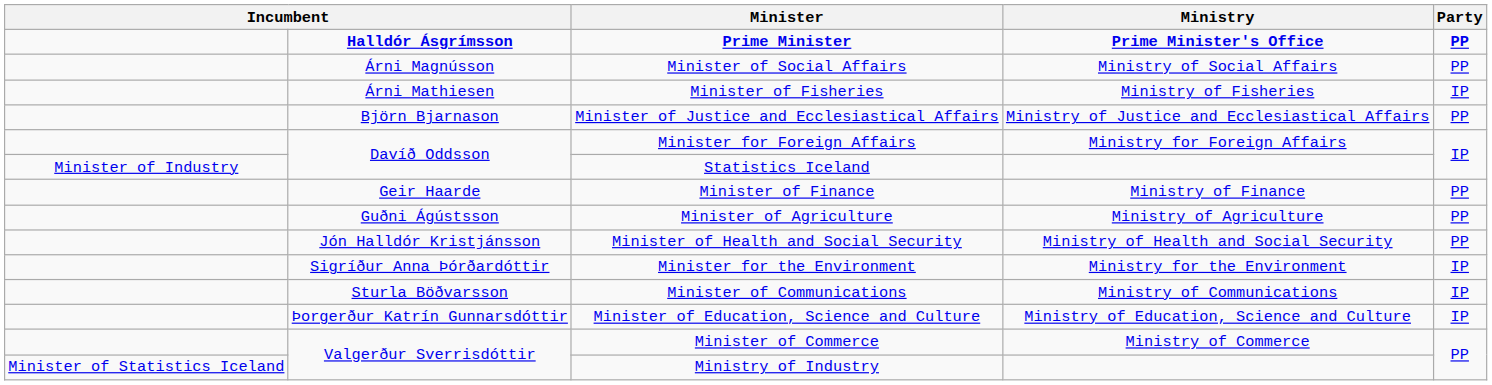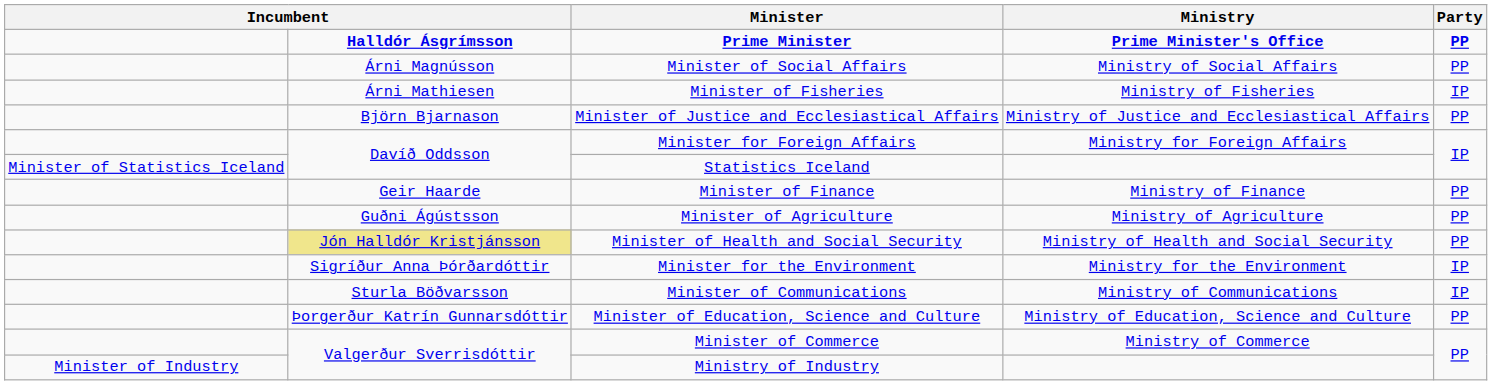(146, 167) Minister of Industry -> (146, 167) Minister of Statistics Iceland
(430, 242) no background -> (430, 242) khaki background
(1460, 317) IP -> (1460, 317) PP
(146, 367) Minister of Statistics Iceland -> (146, 367) Minister of Industry
